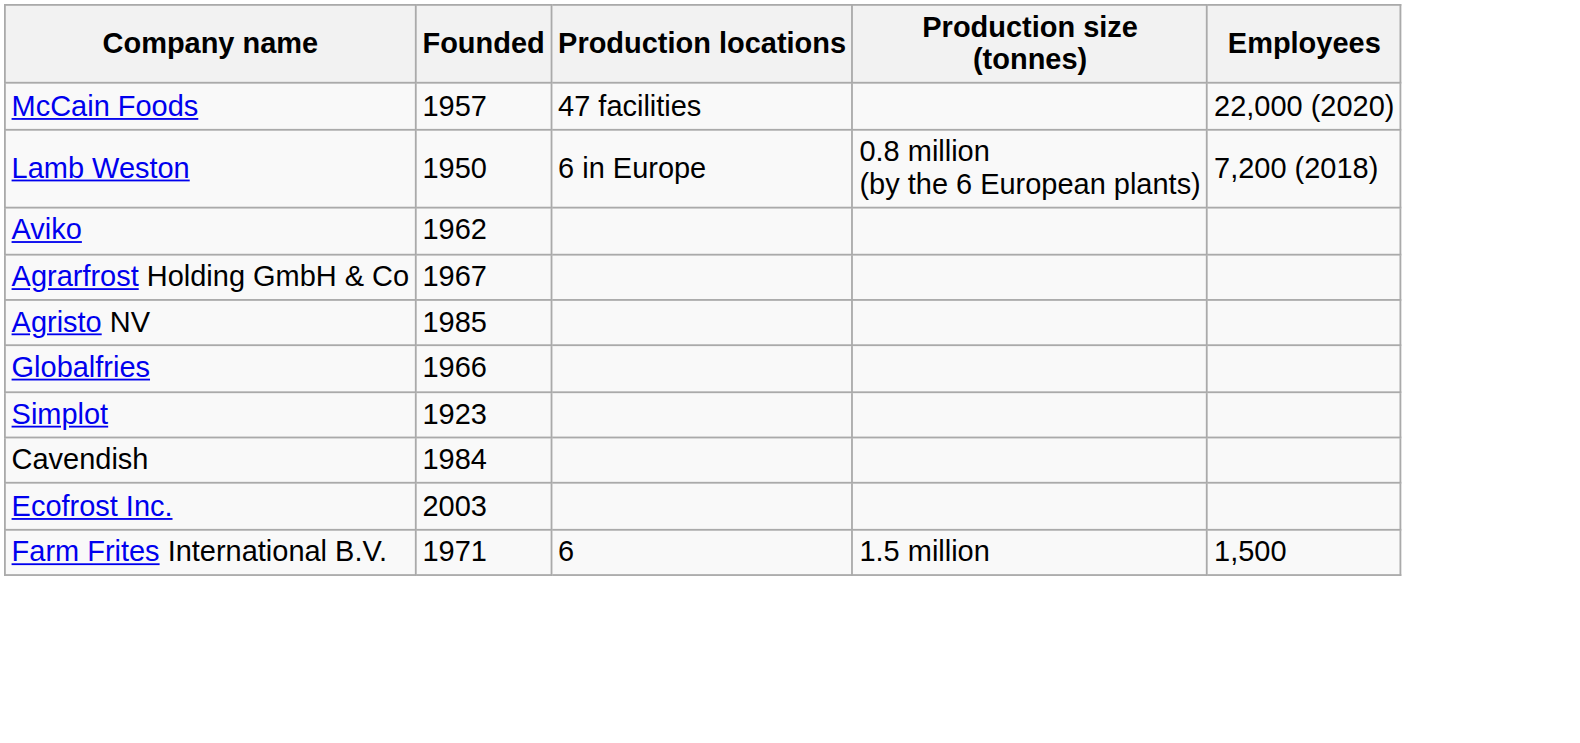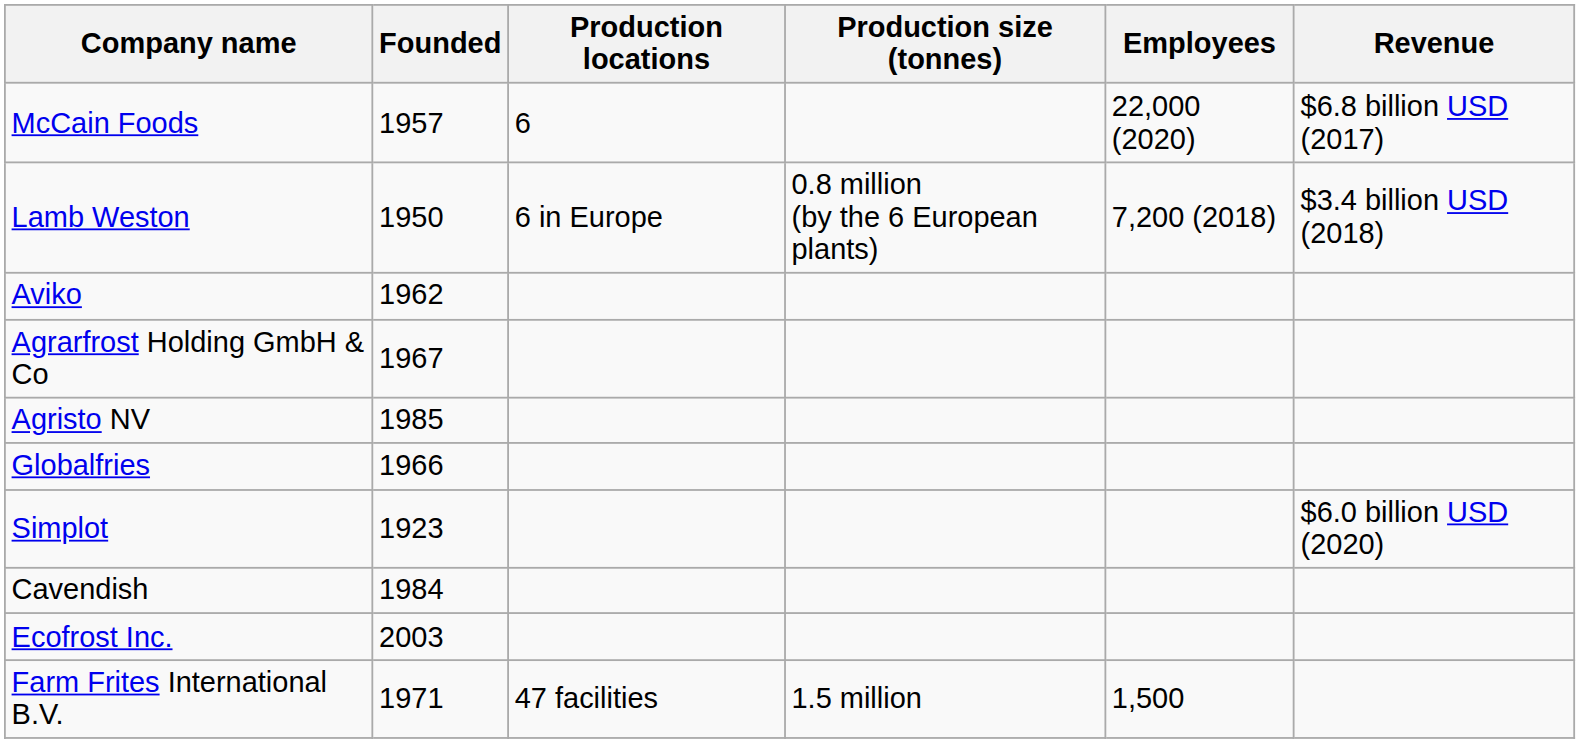+ column: (1434, 43)
(630, 105) 47 facilities -> (523, 122) 6
(566, 551) 6 -> (586, 698) 47 facilities
